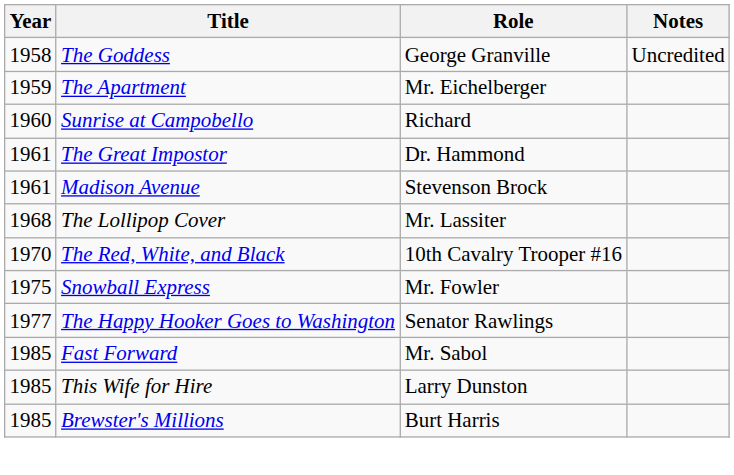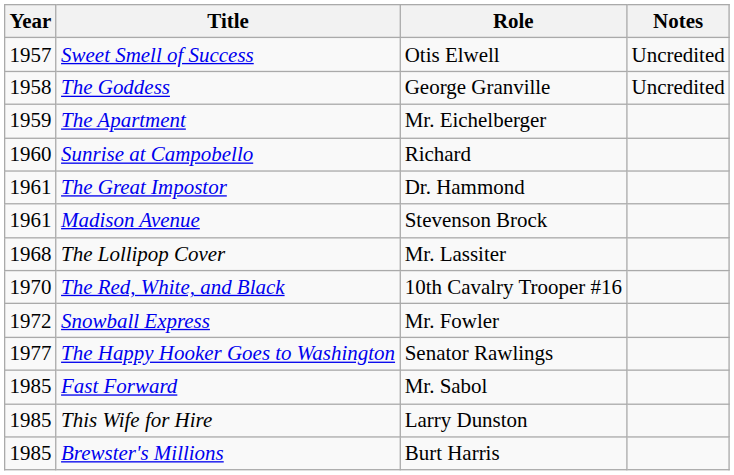+ row: (157, 54)
(30, 287) 1975 -> (30, 320) 1972
